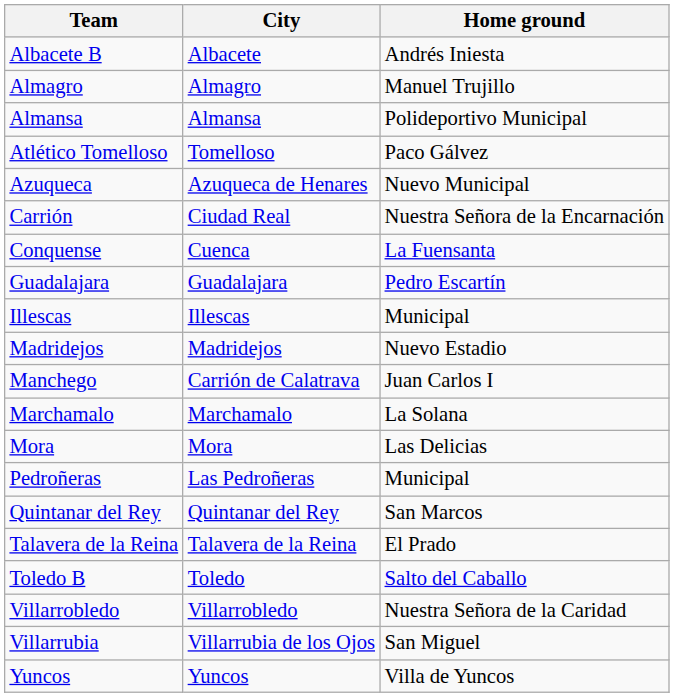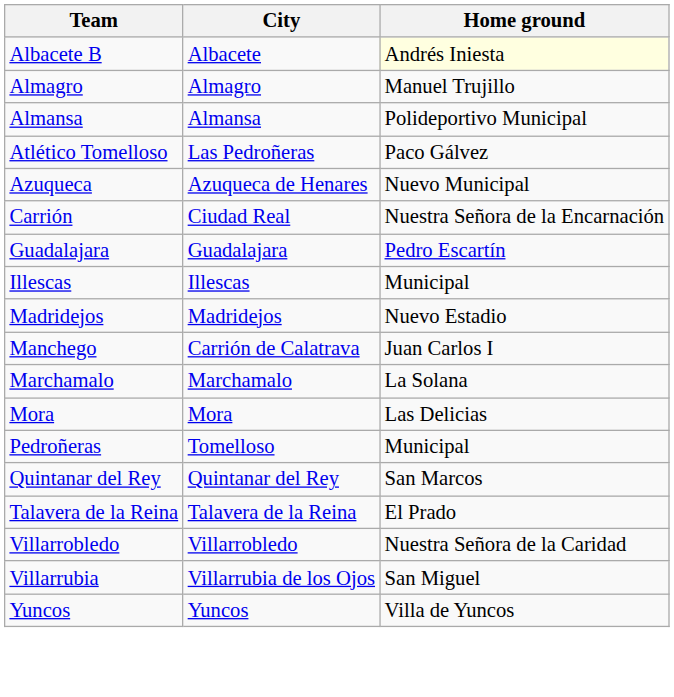(444, 53) no background -> (444, 53) lightyellow background
(231, 151) Tomelloso -> (251, 151) Las Pedroñeras
- row: (55, 250)
(251, 479) Las Pedroñeras -> (231, 446) Tomelloso
- row: (47, 577)
